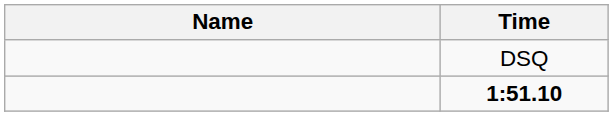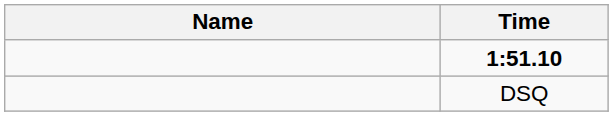rows swapped: (524, 93) <-> (524, 57)
